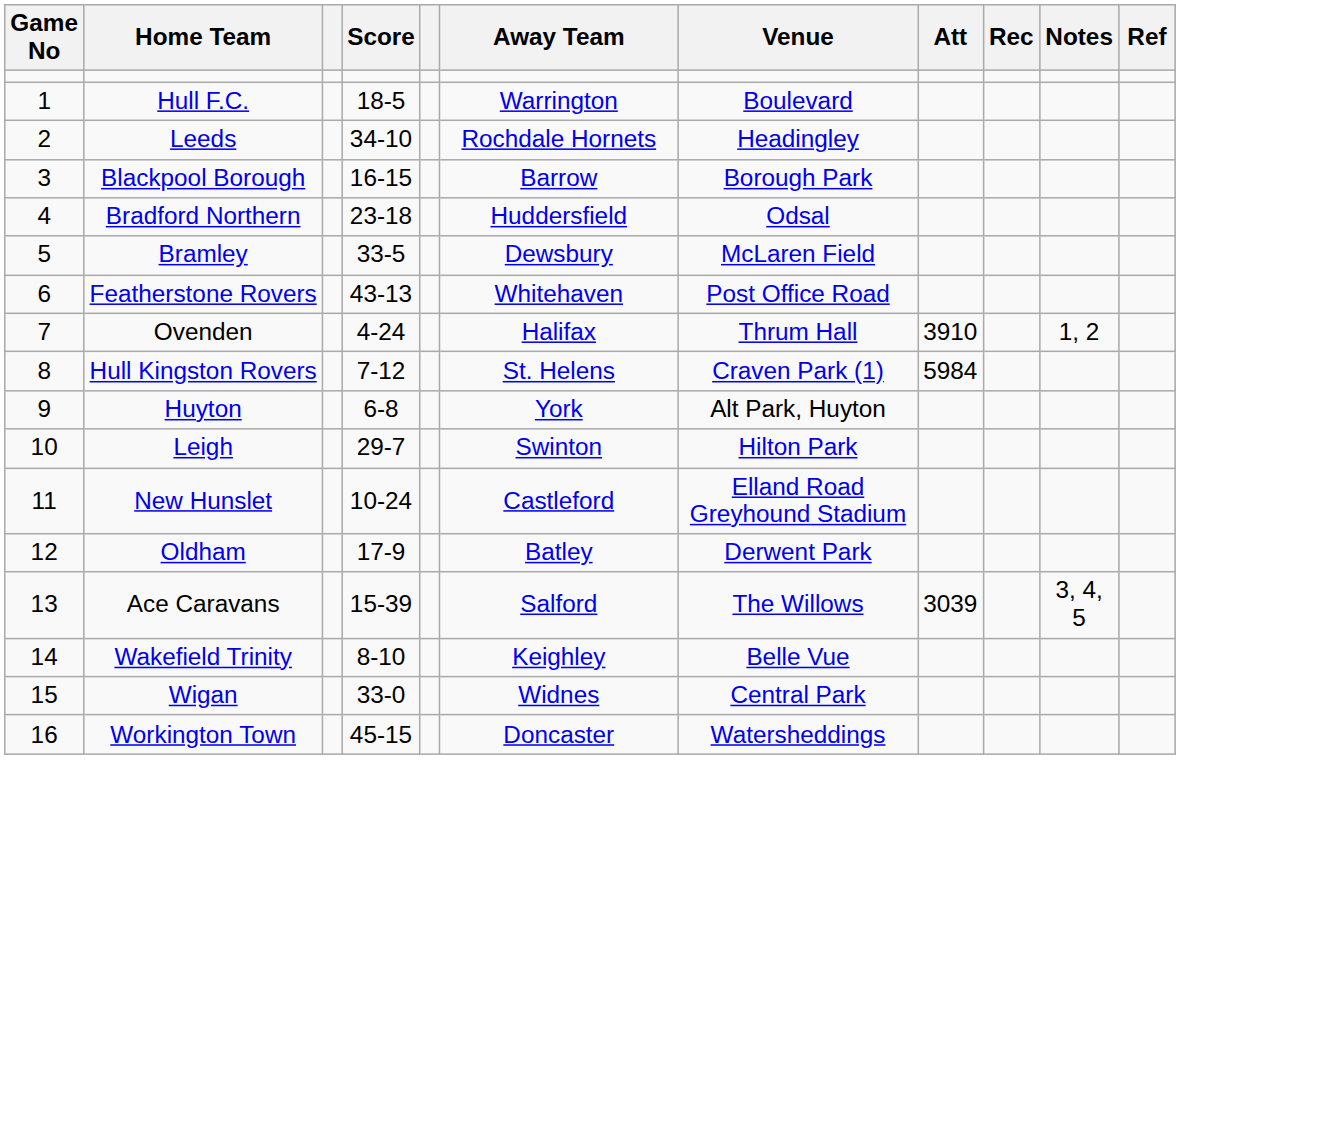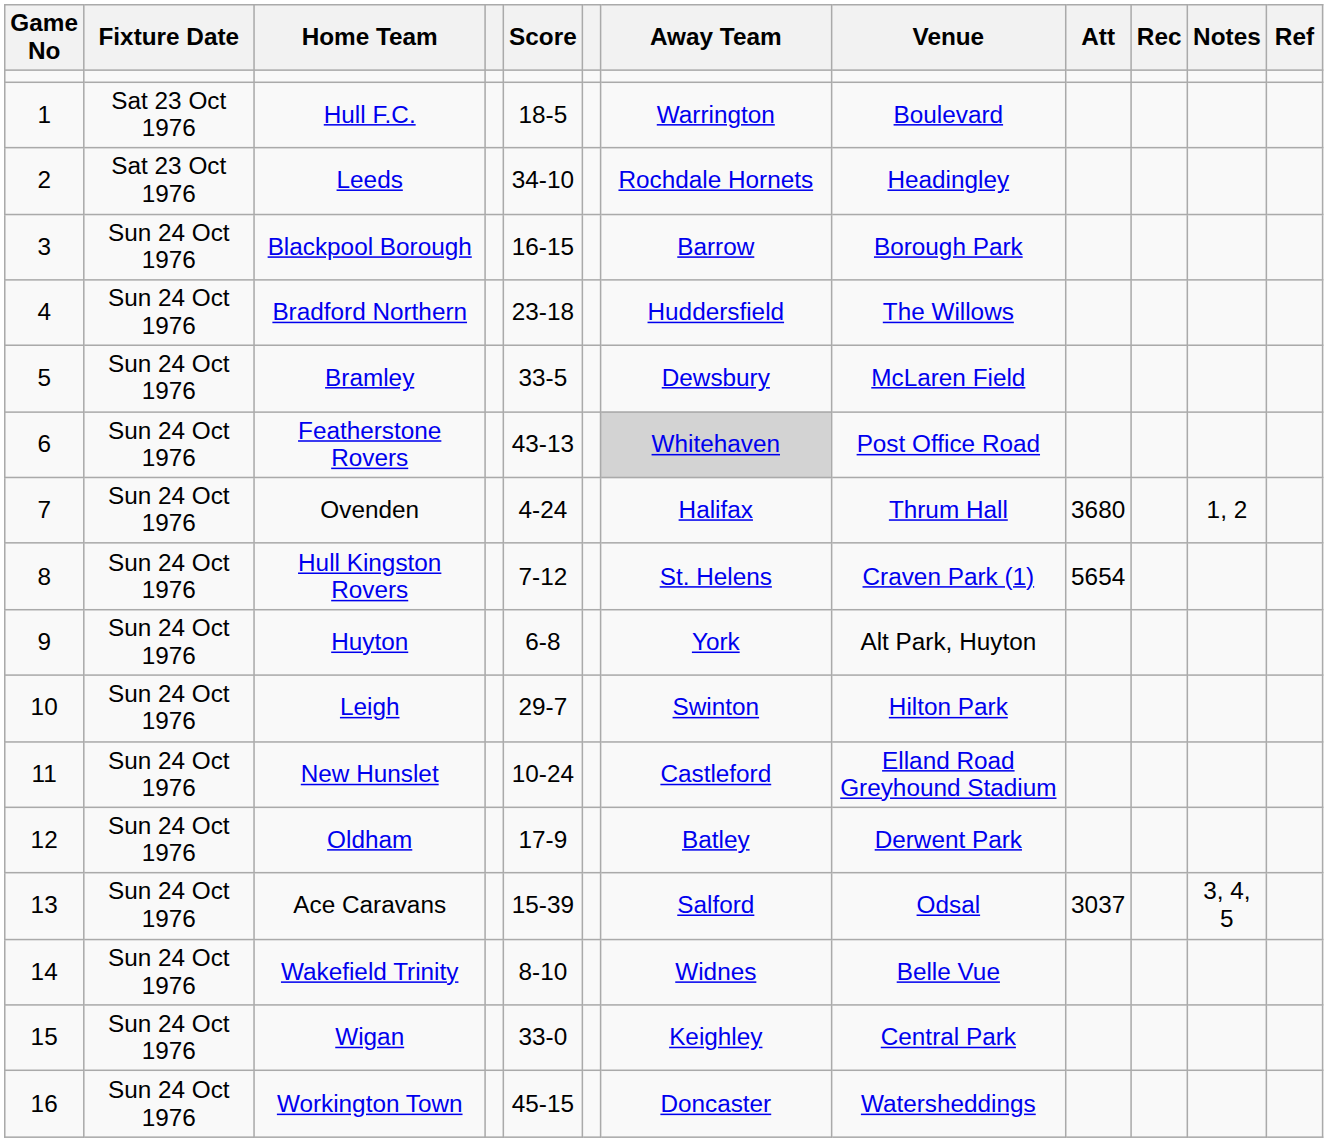+ column: (169, 37)
(798, 216) Odsal -> (948, 312) The Willows
(559, 293) no background -> (716, 444) lightgrey background
(950, 332) 3910 -> (1098, 510) 3680
(950, 370) 5984 -> (1098, 576) 5654
(798, 604) The Willows -> (948, 905) Odsal
(950, 604) 3039 -> (1098, 905) 3037
(559, 657) Keighley -> (716, 971) Widnes
(559, 695) Widnes -> (716, 1037) Keighley
